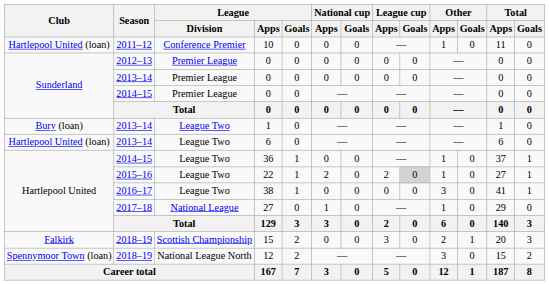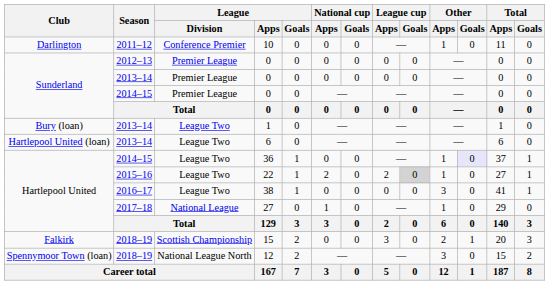(59, 45) Hartlepool United (loan) -> (59, 45) Darlington
(472, 158) no background -> (472, 158) lavender background
